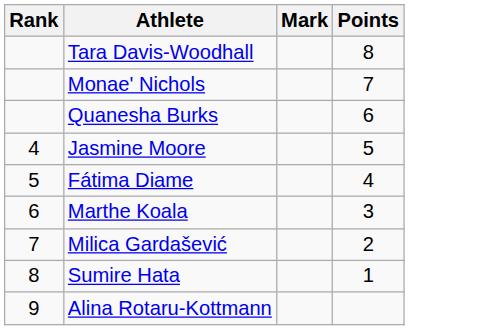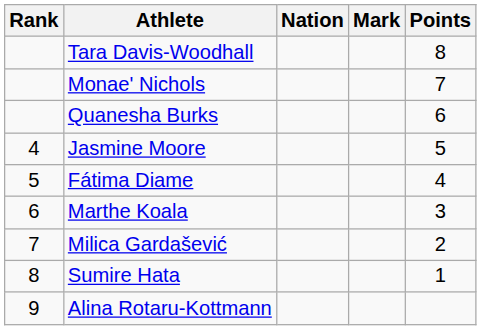+ column: (312, 20)
